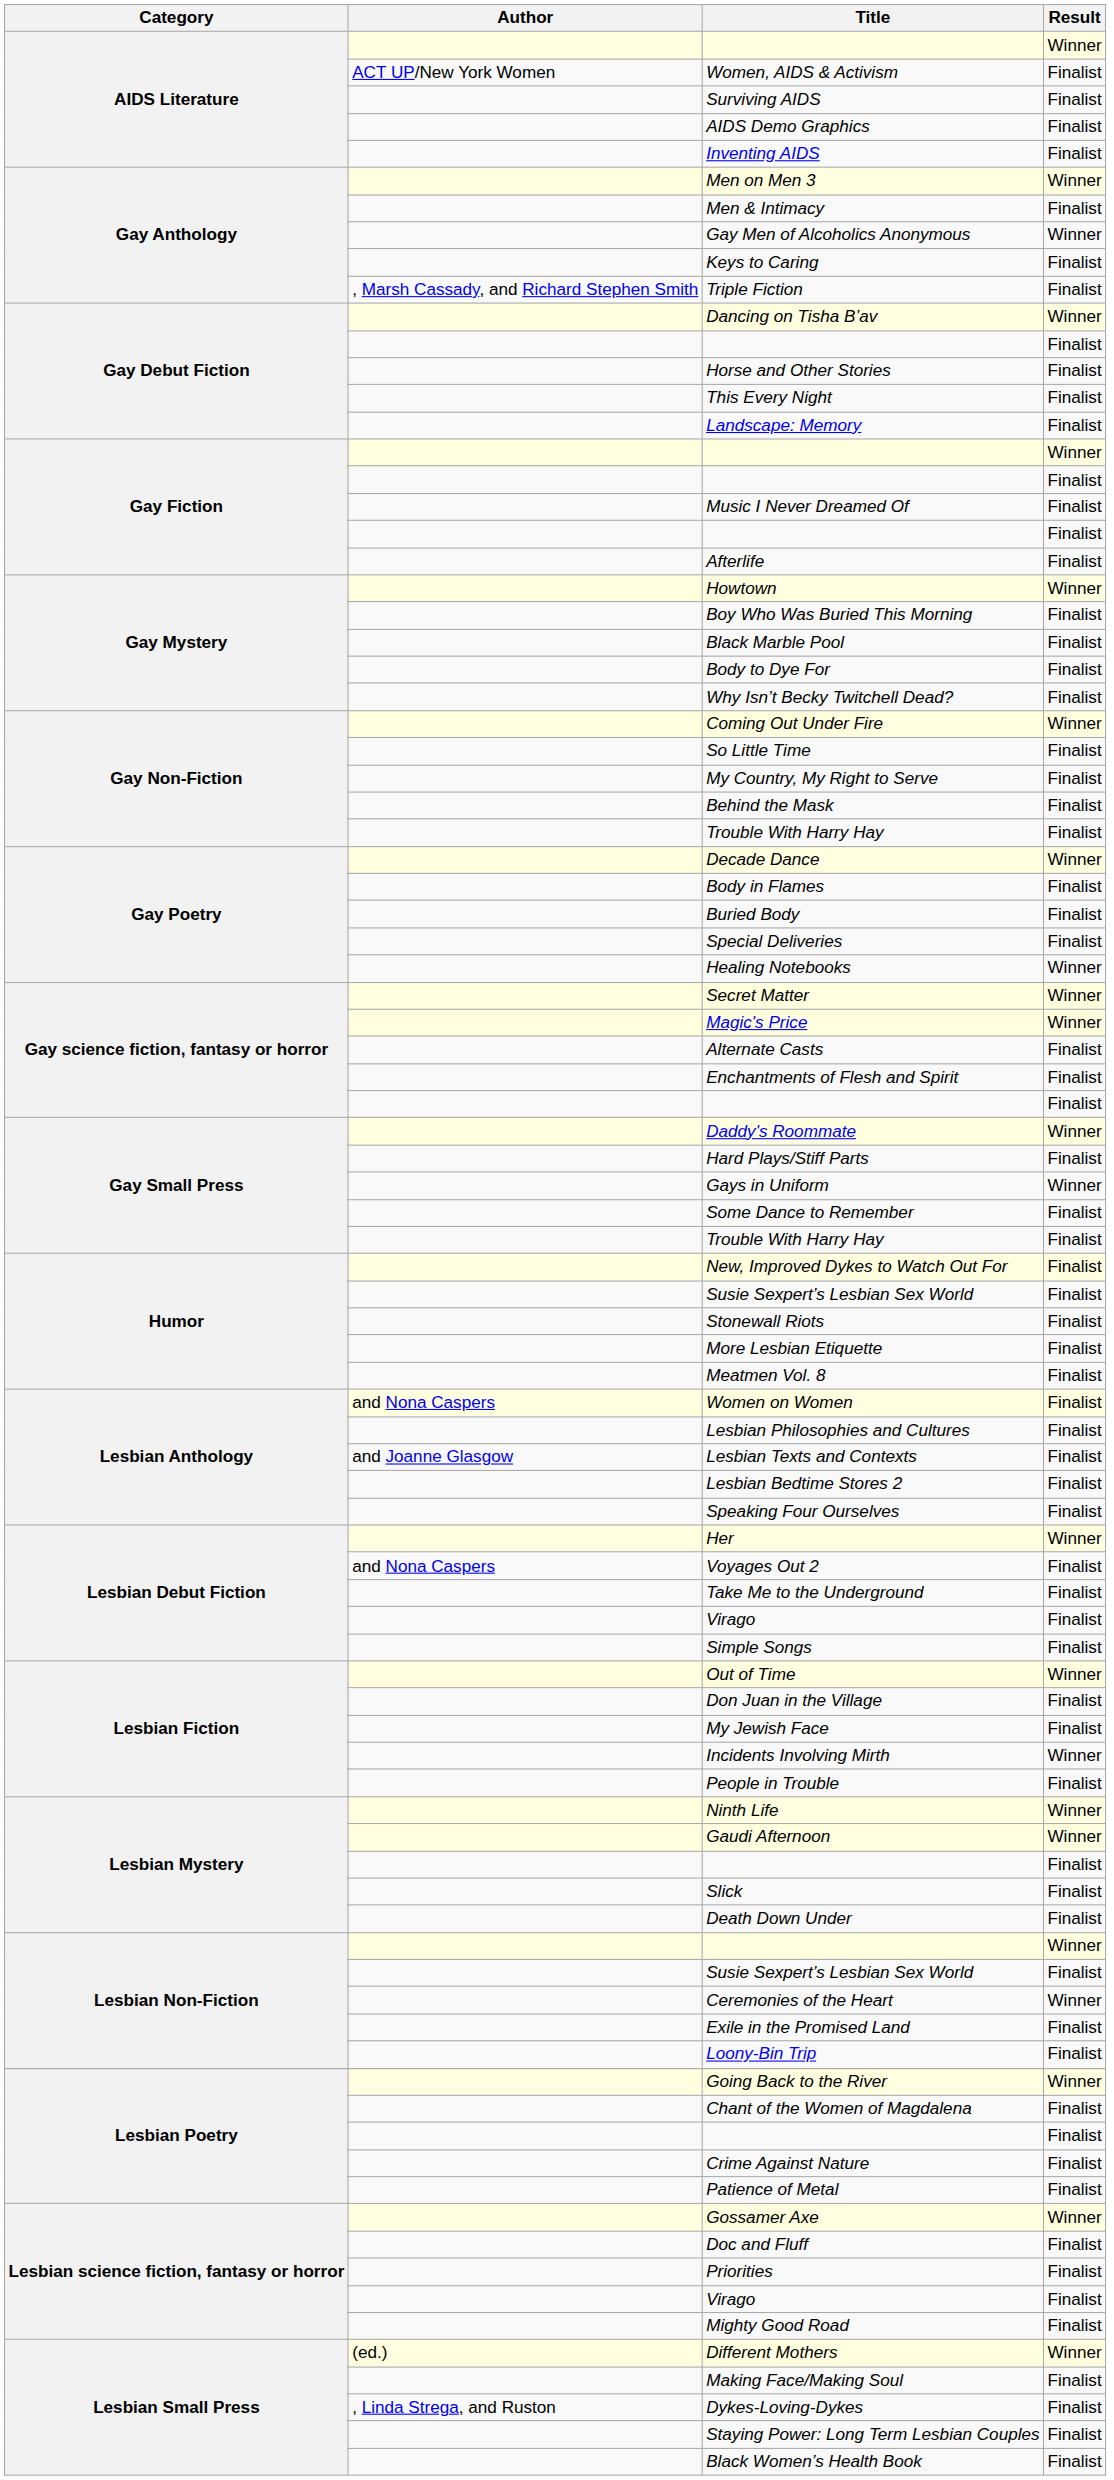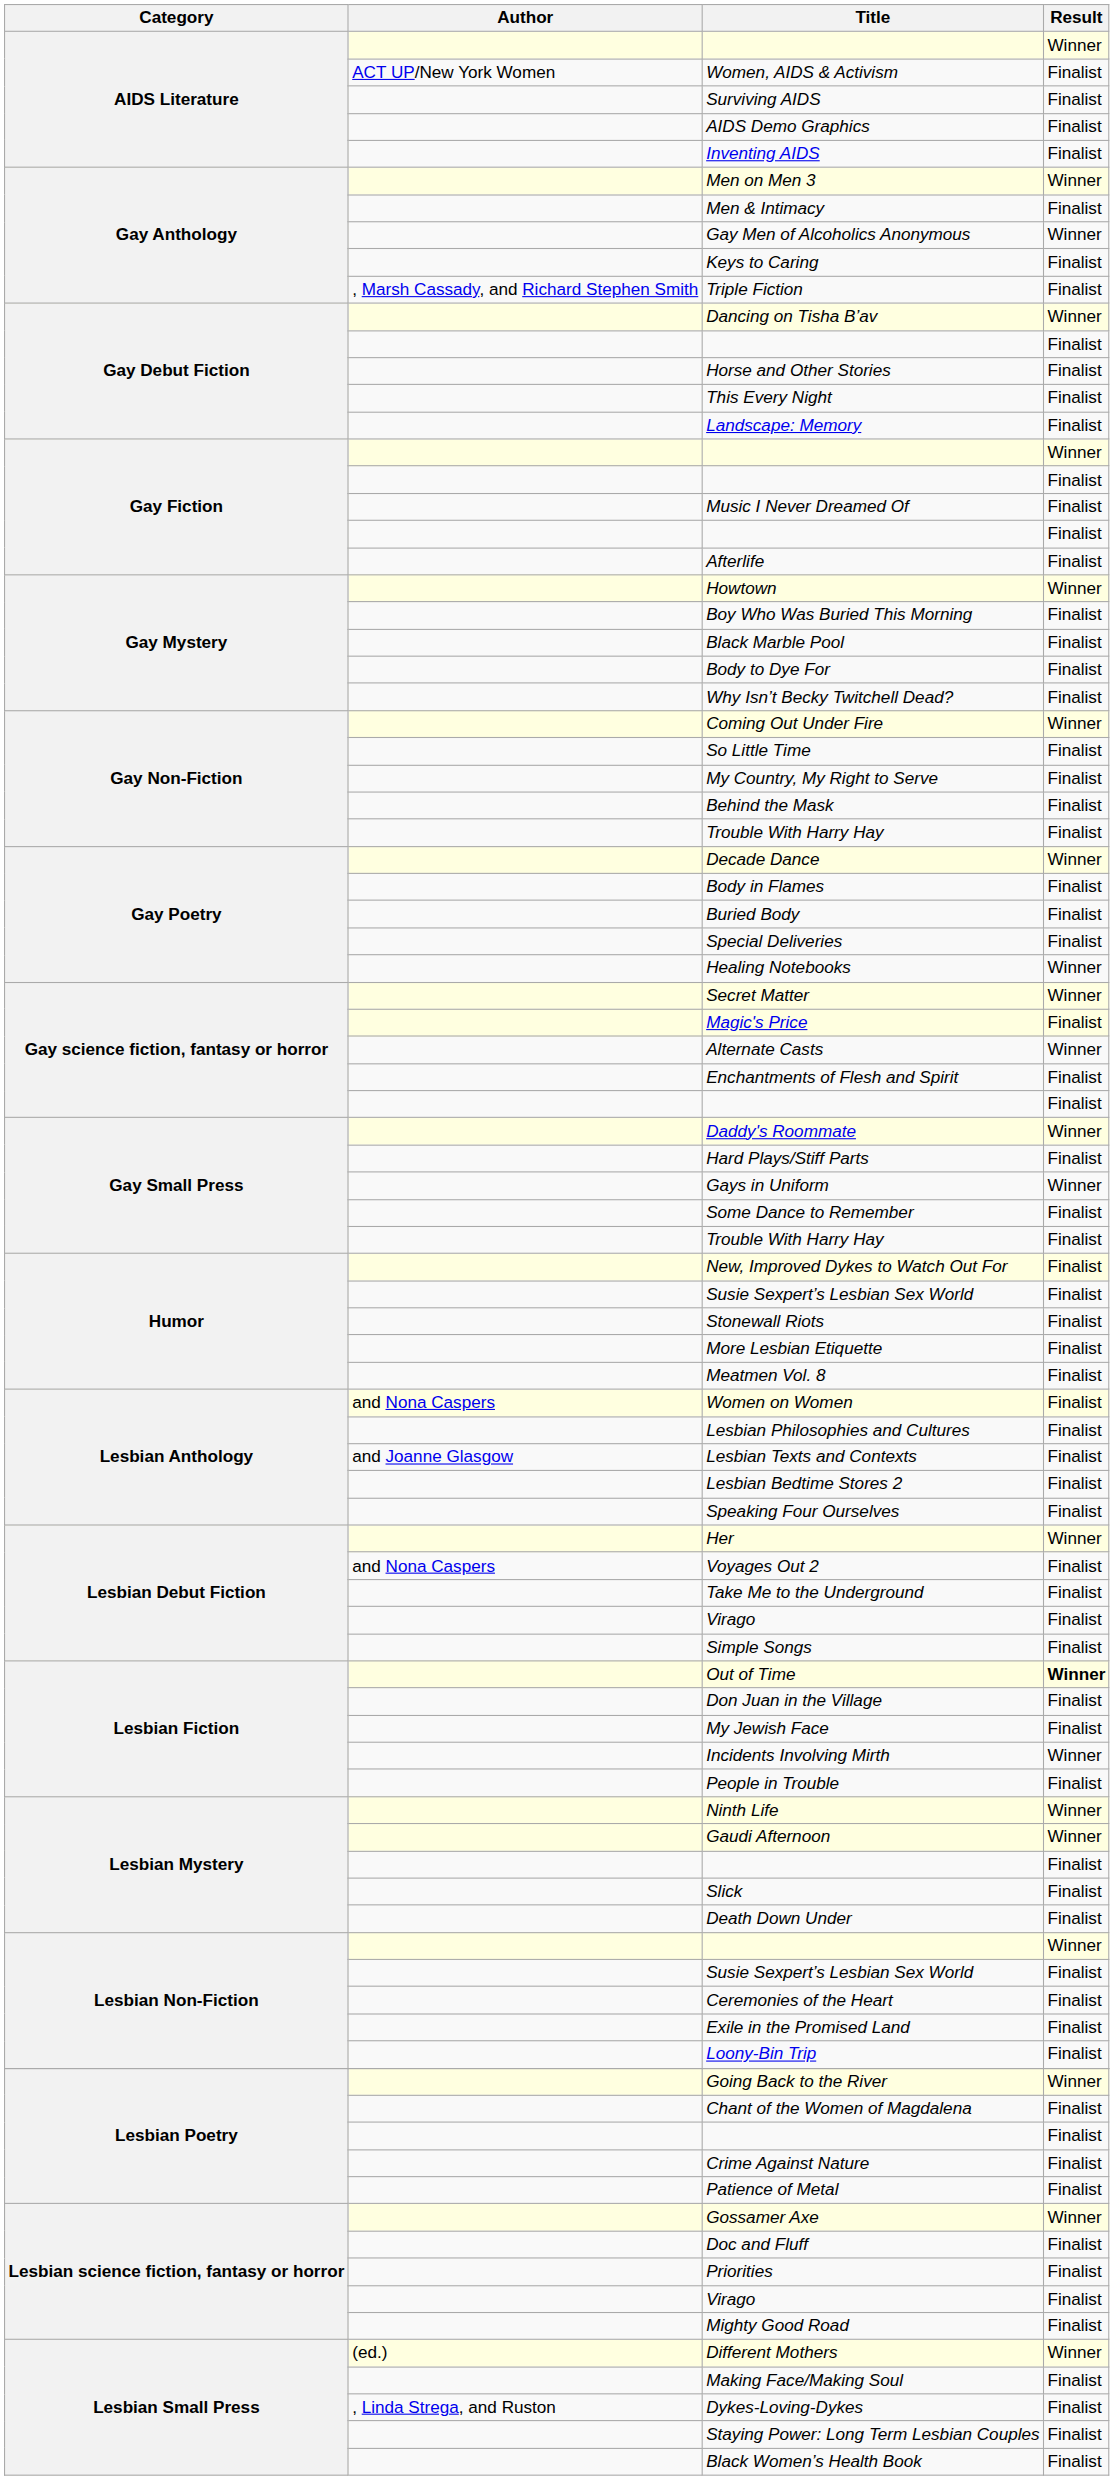(1075, 1022) Winner -> (1075, 1022) Finalist
(1075, 1049) Finalist -> (1075, 1049) Winner
(1075, 1674) normal -> (1076, 1674) bold
(1075, 2000) Winner -> (1075, 2000) Finalist
